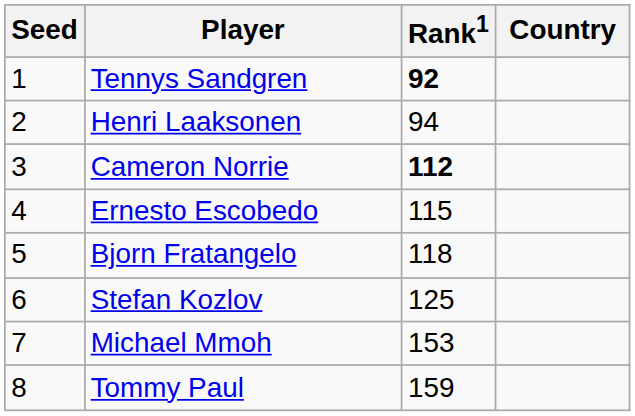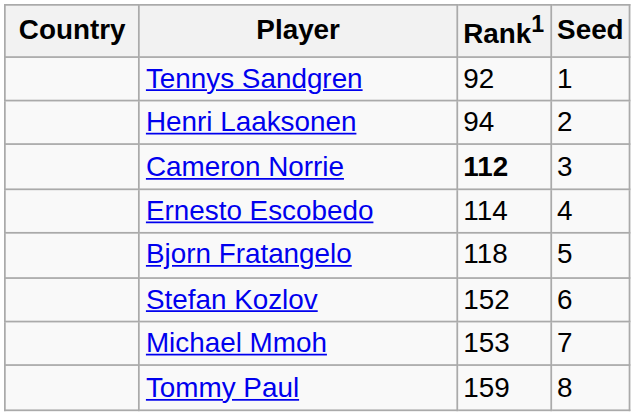columns swapped: (563, 30) <-> (45, 30)
(423, 78) bold -> (479, 78) normal
(430, 210) 115 -> (485, 210) 114
(431, 299) 125 -> (486, 299) 152
